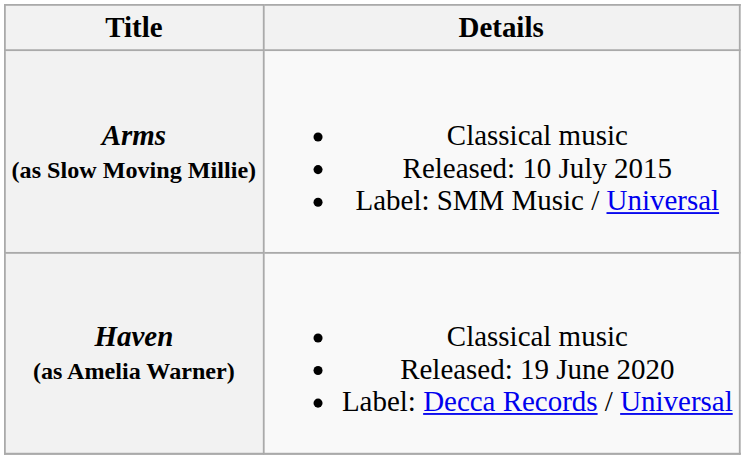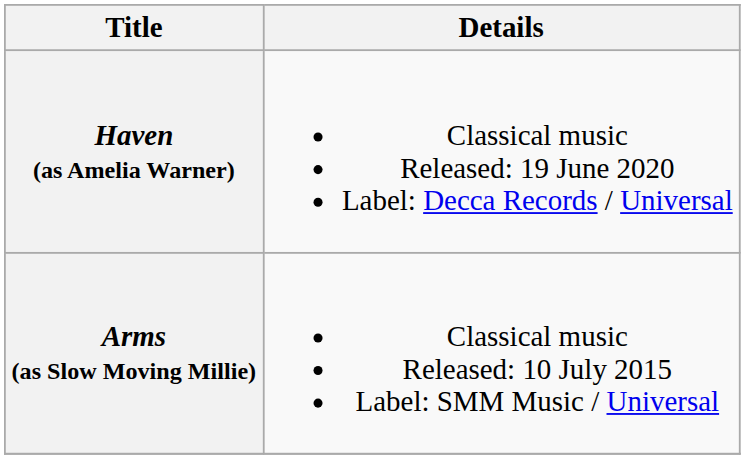rows swapped: (134, 151) <-> (134, 352)
